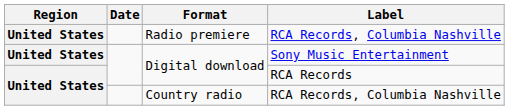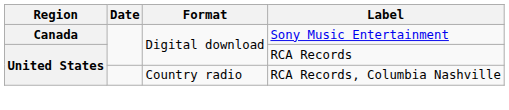- row: (198, 35)
(56, 55) United States -> (56, 35) Canada
